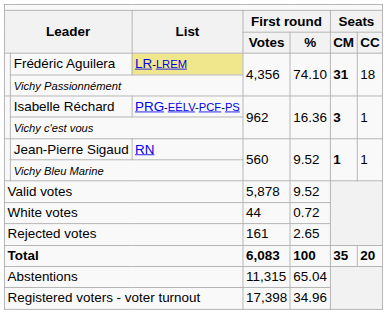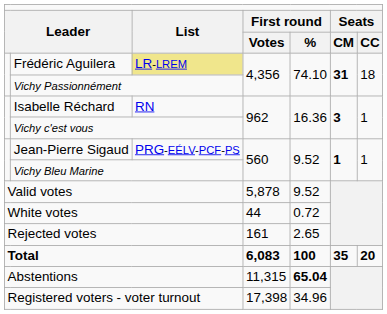(187, 106) PRG-EÉLV-PCF-PS -> (145, 106) RN
(145, 149) RN -> (187, 149) PRG-EÉLV-PCF-PS
(310, 277) normal -> (310, 277) bold
